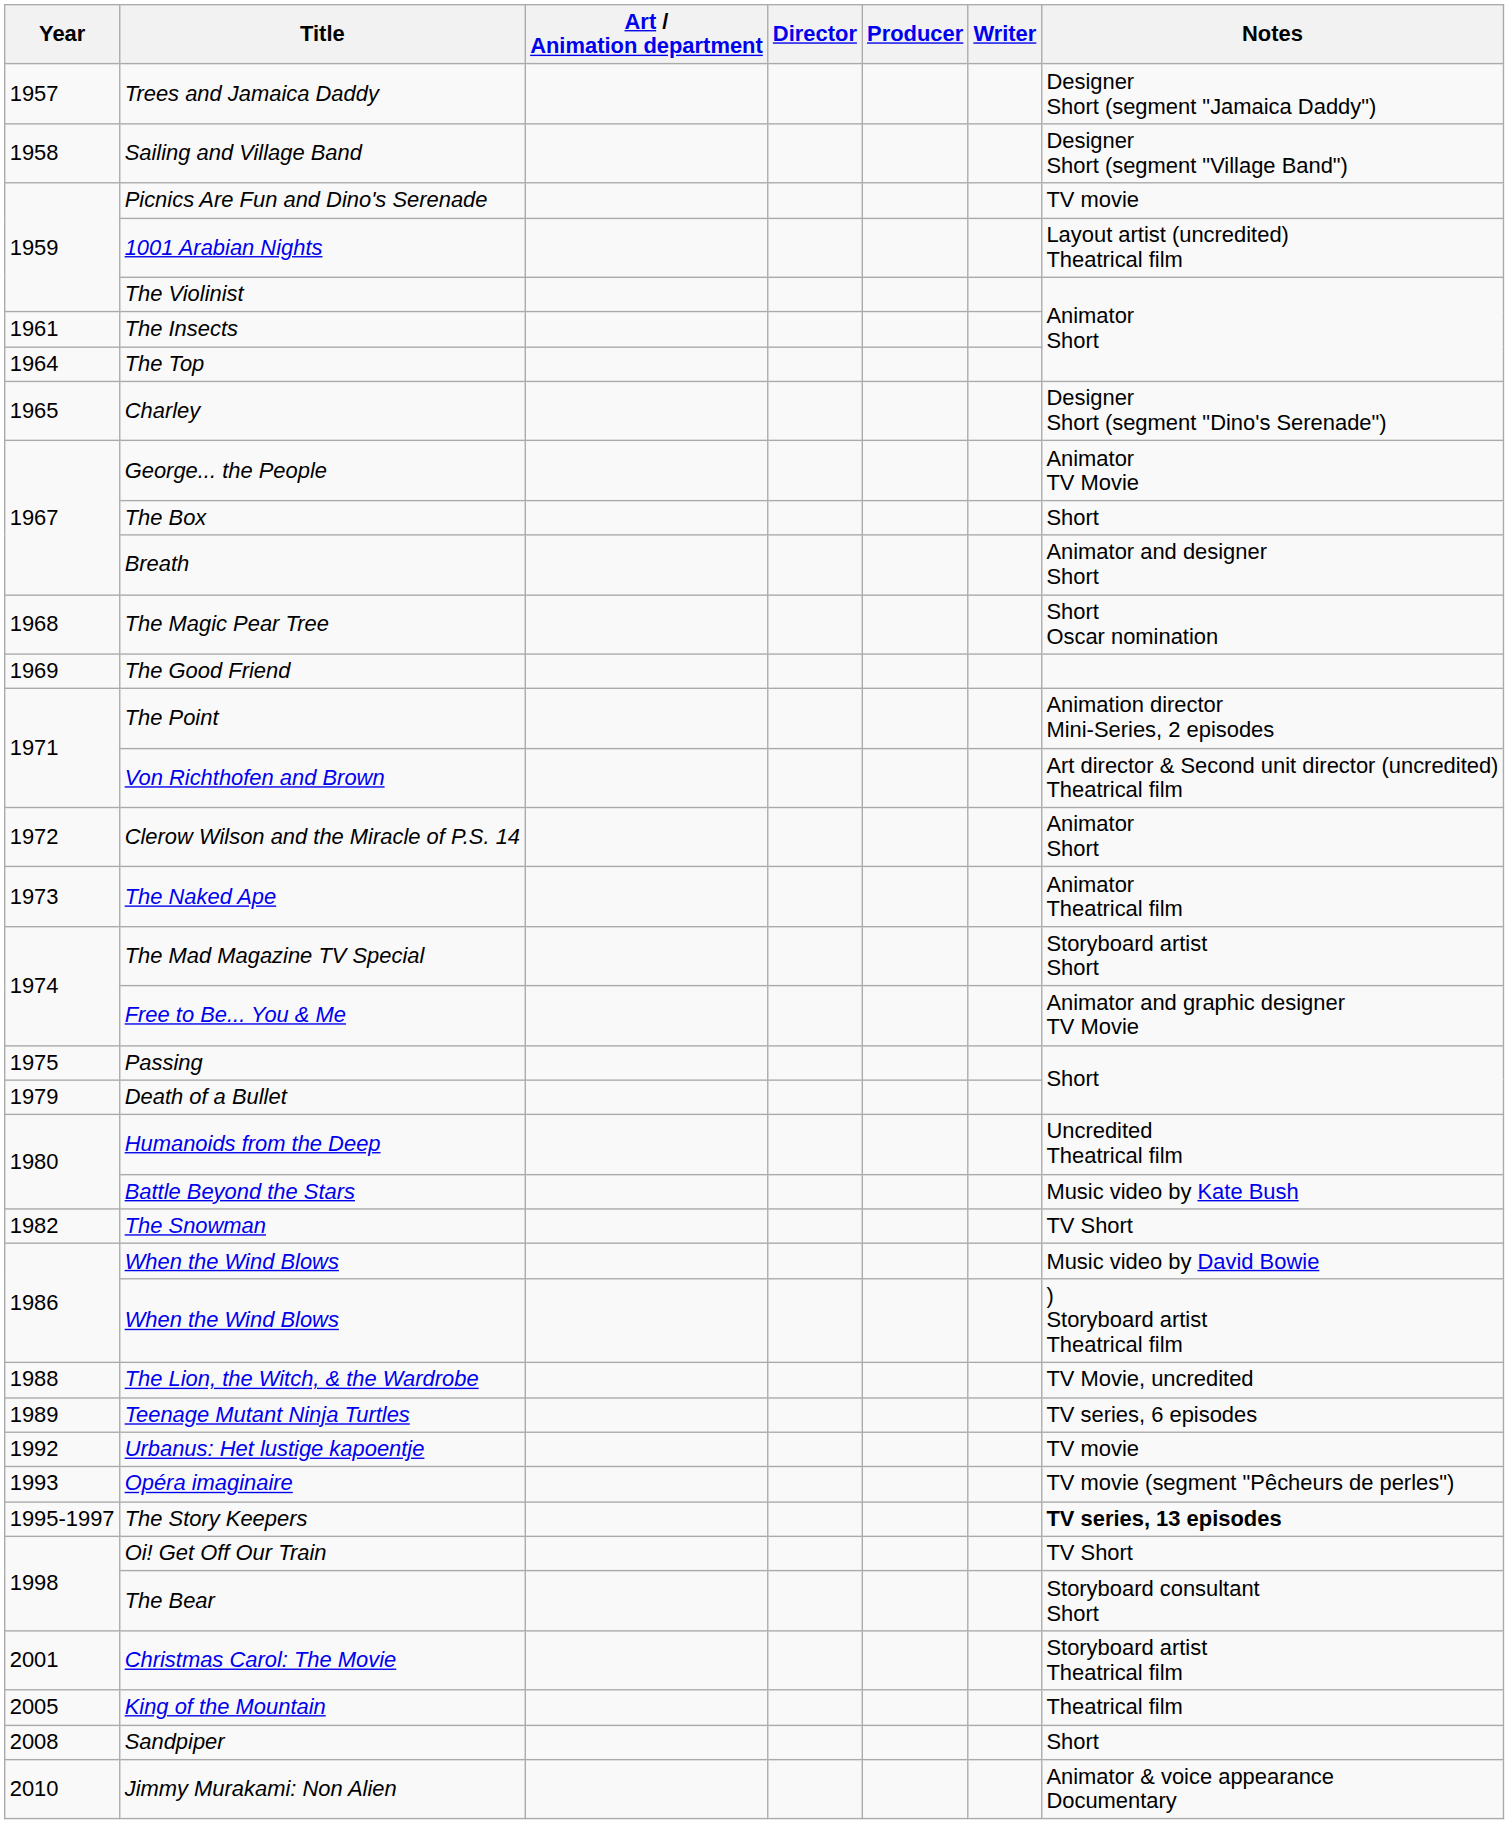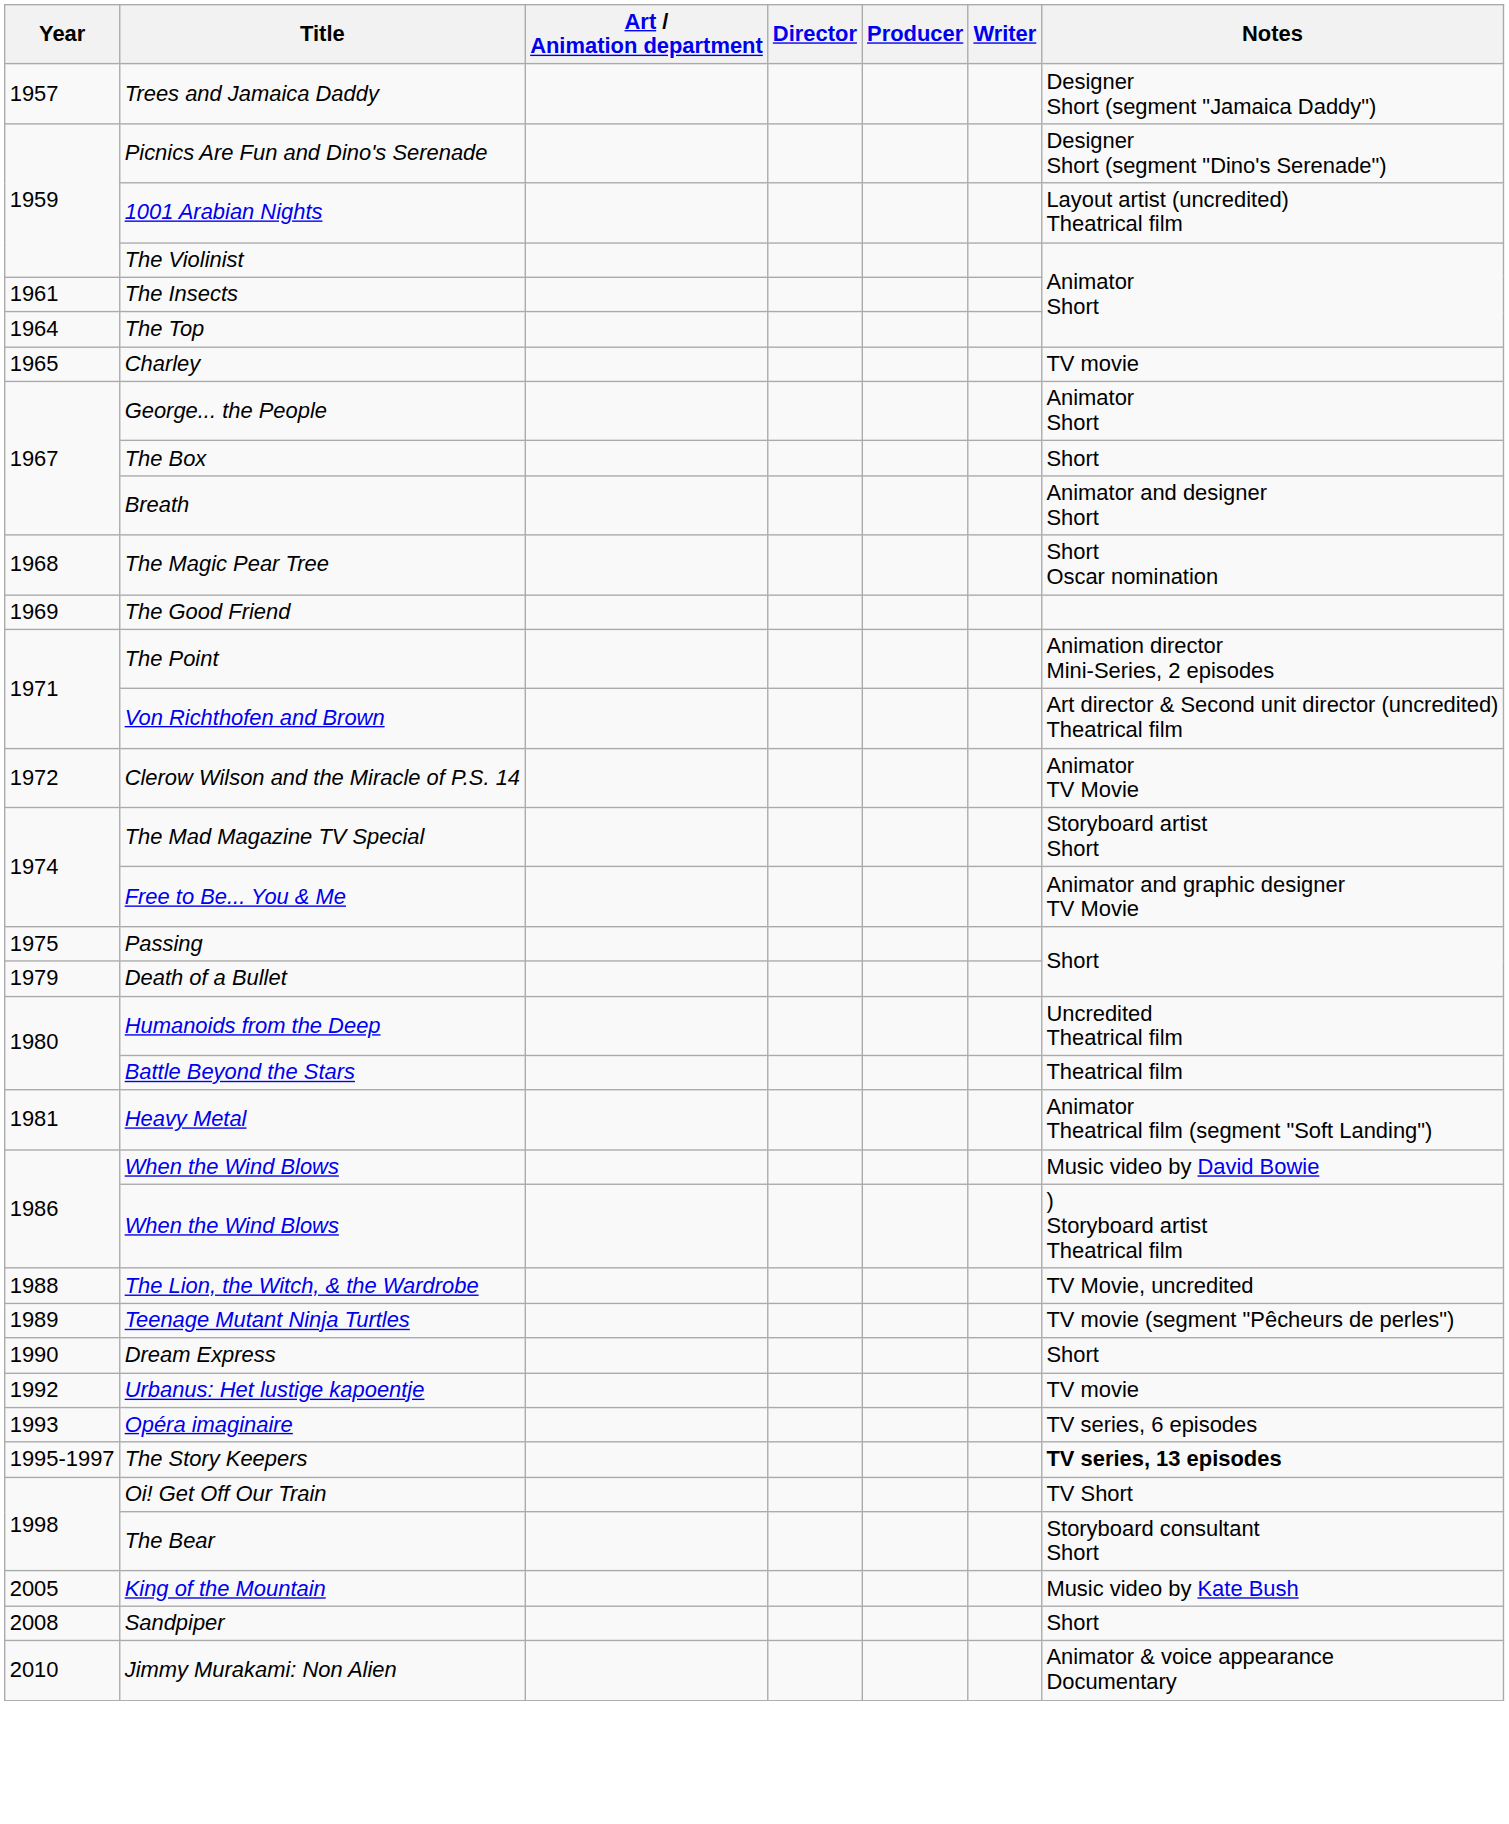- row: (34, 153)
(1093, 200) TV movie -> (1217, 153) Designer Short (segment "Dino's Serenade")
(1217, 410) Designer Short (segment "Dino's Serenade") -> (1093, 363) TV movie
(1093, 470) Animator TV Movie -> (1090, 410) Animator Short
(1090, 837) Animator Short -> (1093, 777) Animator TV Movie
- row: (34, 896)
(1173, 1191) Music video by Kate Bush -> (1115, 1072) Theatrical film
+ row: (34, 1119)
- row: (34, 1226)
(1152, 1414) TV series, 6 episodes -> (1250, 1320) TV movie (segment "Pêcheurs de perles")
+ row: (34, 1355)
(1250, 1484) TV movie (segment "Pêcheurs de perles") -> (1152, 1424) TV series, 6 episodes
- row: (34, 1660)
(1115, 1707) Theatrical film -> (1173, 1588) Music video by Kate Bush
